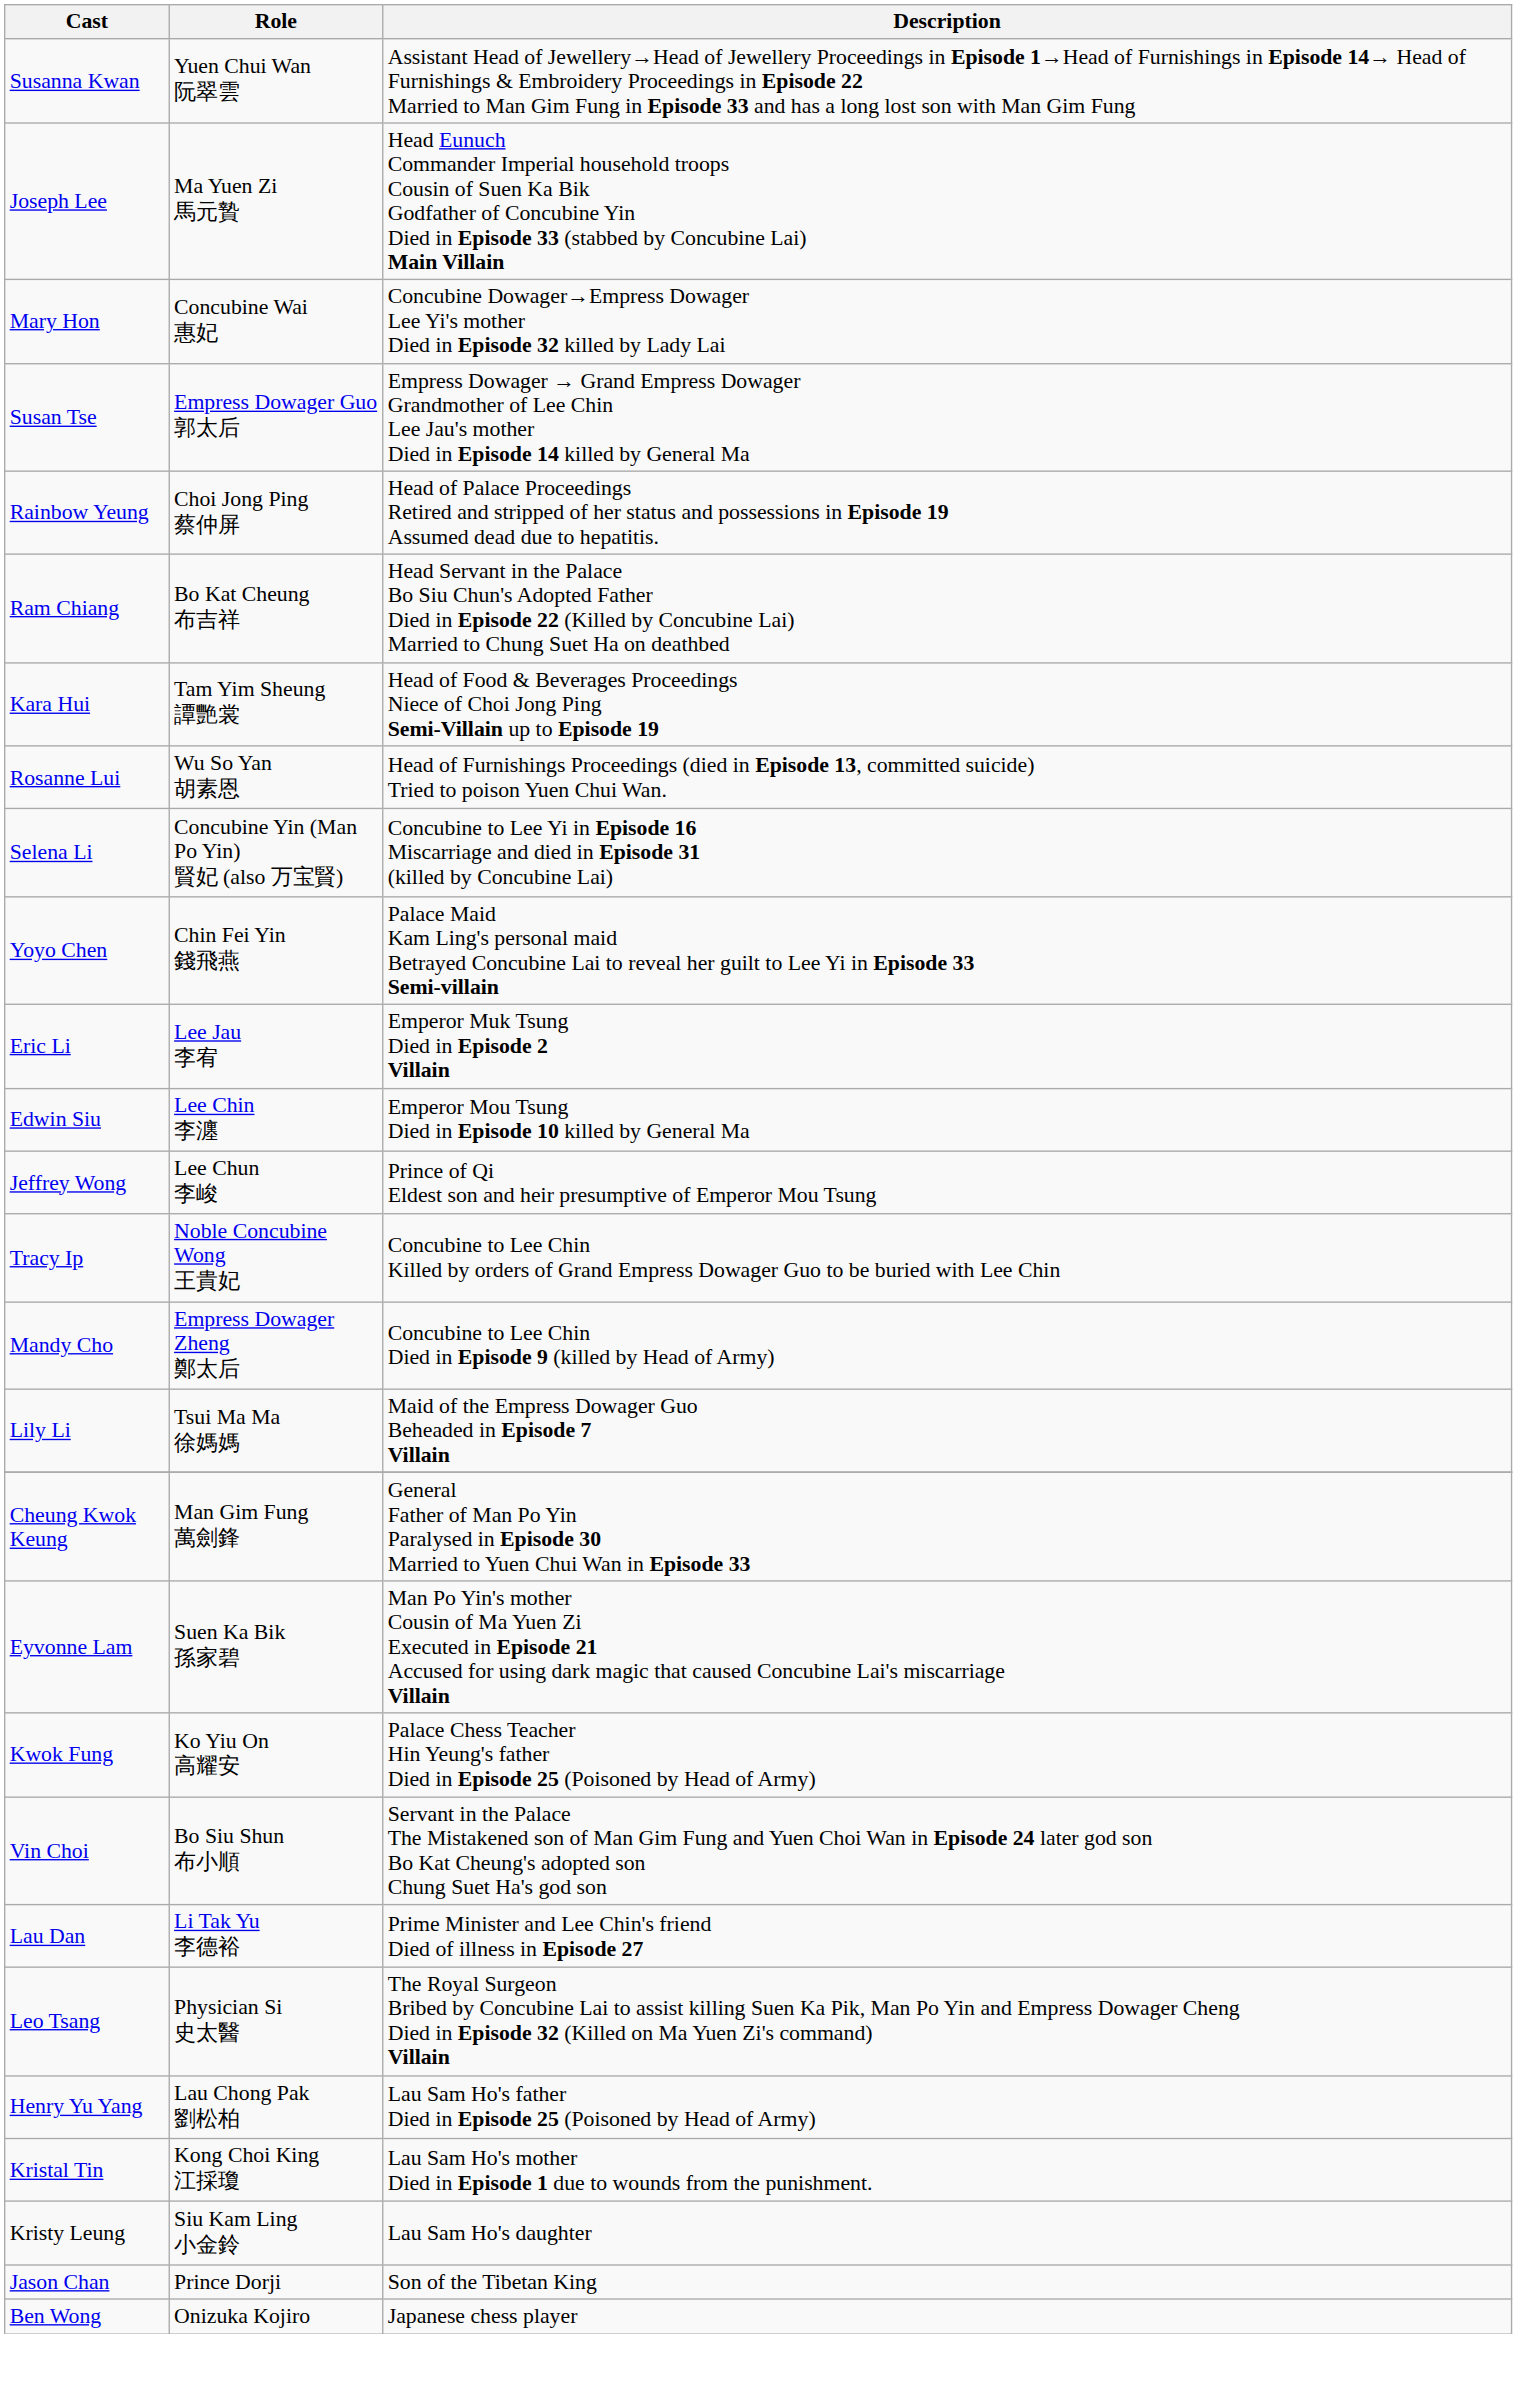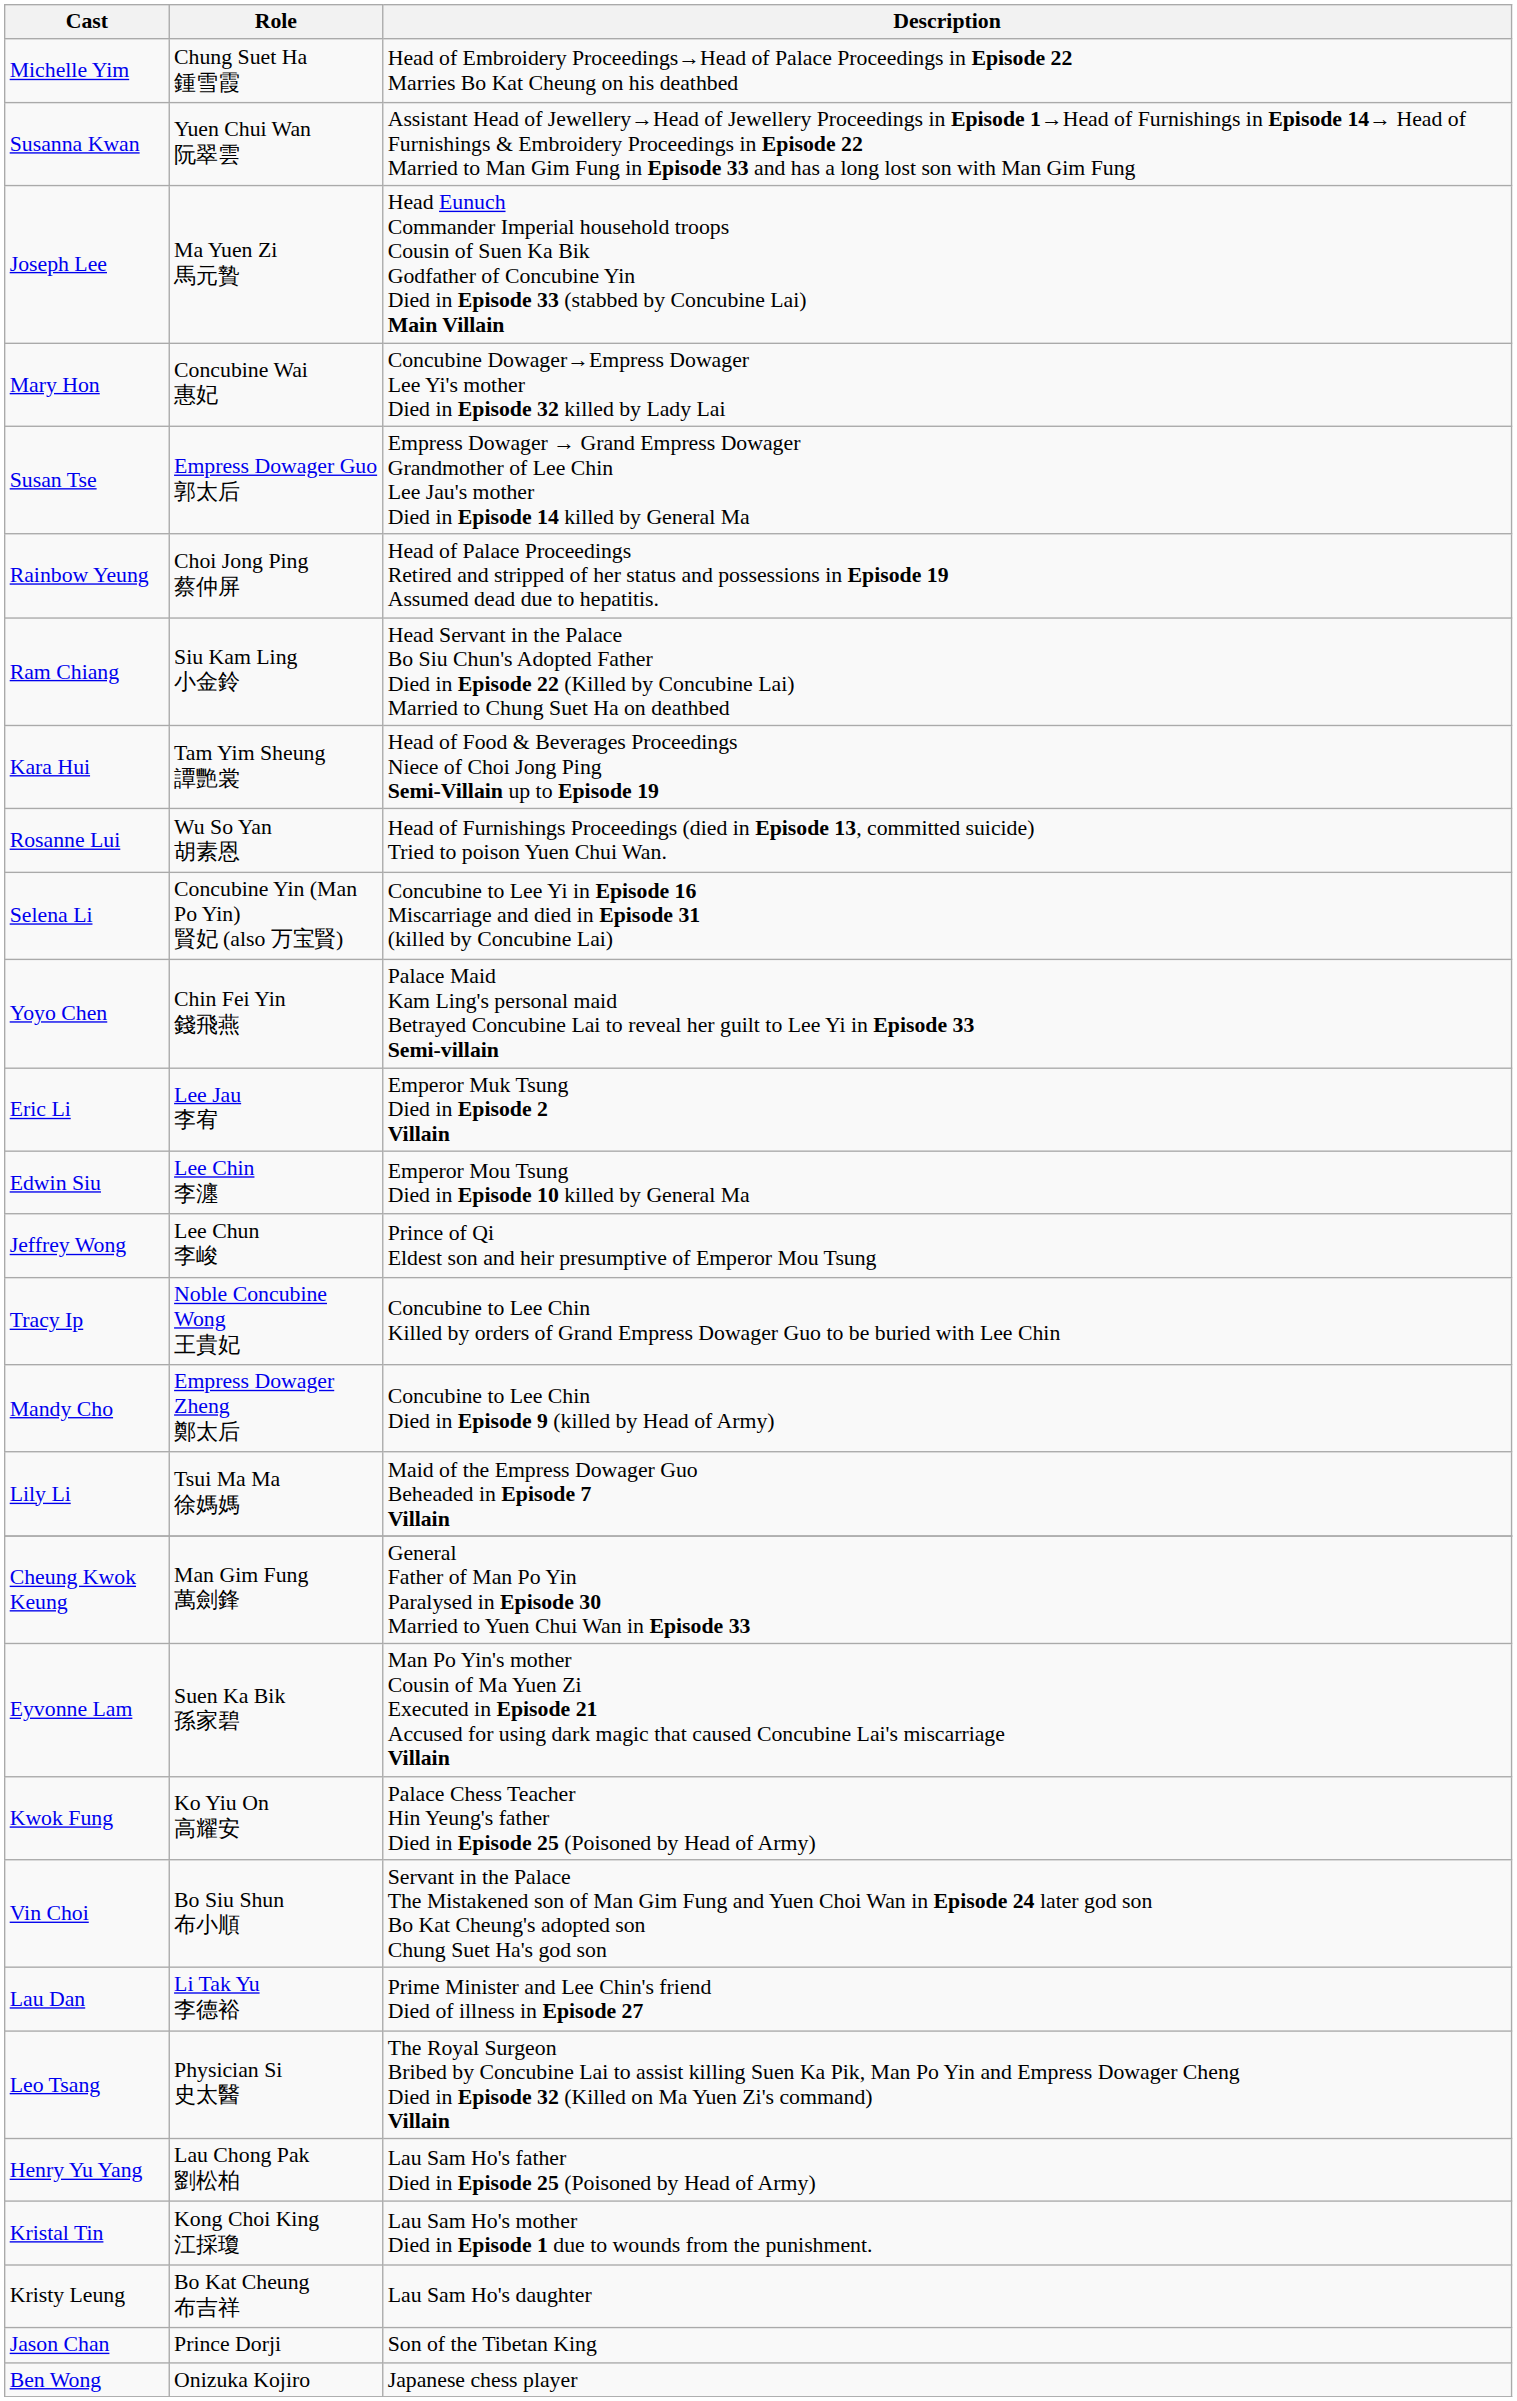+ row: (69, 70)
(242, 606) Bo Kat Cheung 布吉祥 -> (236, 669) Siu Kam Ling 小金鈴
(236, 2231) Siu Kam Ling 小金鈴 -> (242, 2294) Bo Kat Cheung 布吉祥
